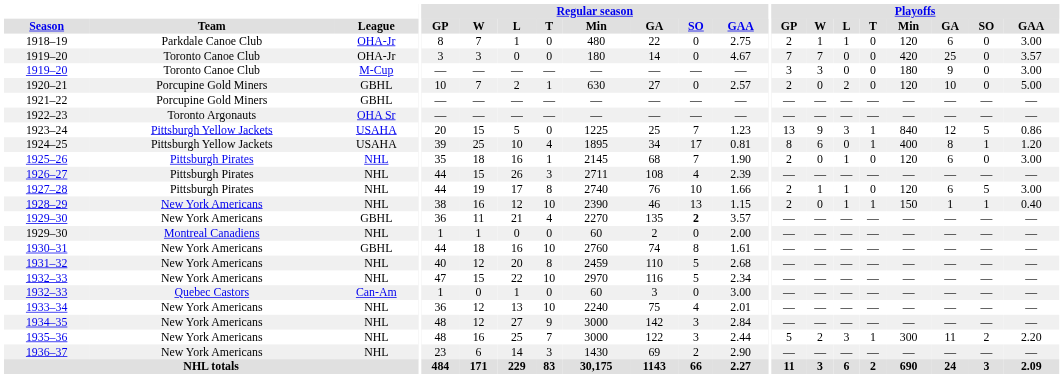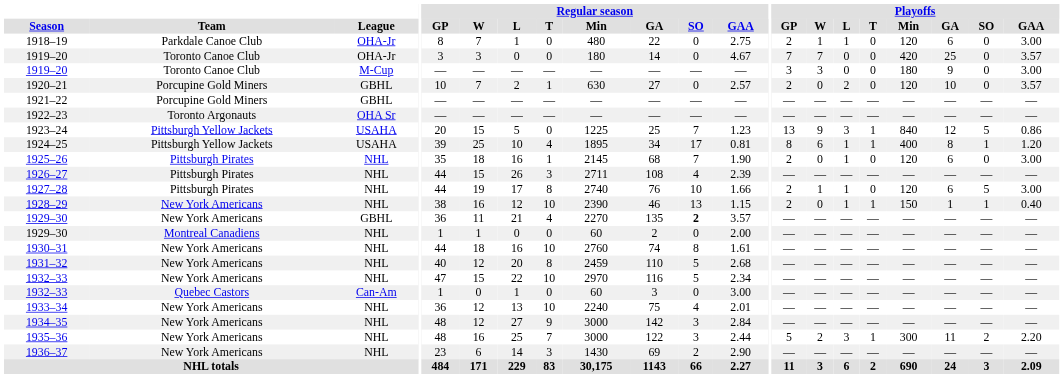(1031, 85) 5.00 -> (1031, 85) 3.57
(847, 144) 0 -> (847, 144) 1
(376, 248) GBHL -> (376, 248) NHL
